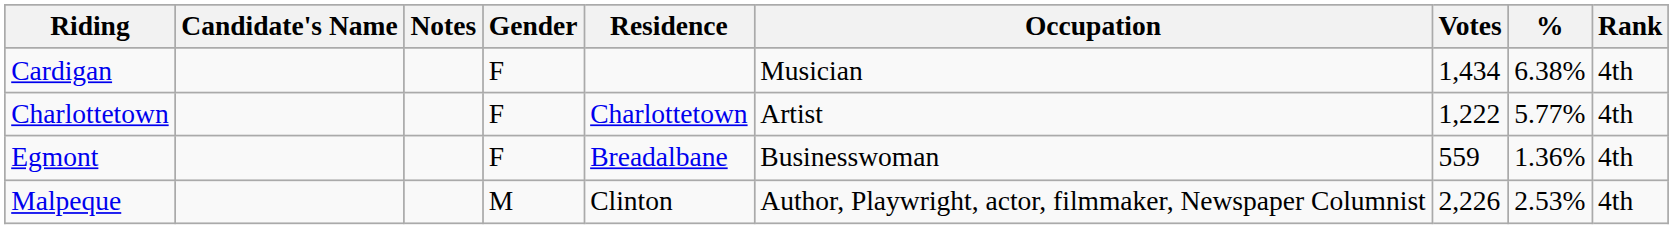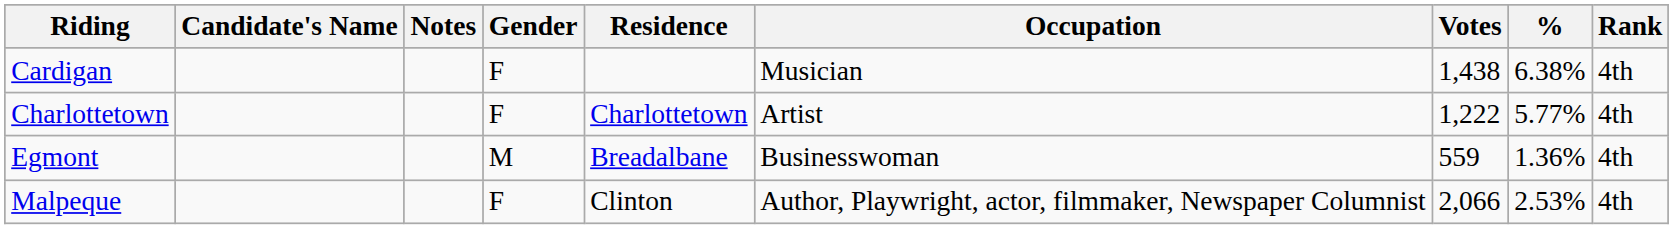(1469, 69) 1,434 -> (1469, 69) 1,438
(496, 157) F -> (501, 157) M
(501, 200) M -> (496, 200) F
(1469, 200) 2,226 -> (1469, 200) 2,066
